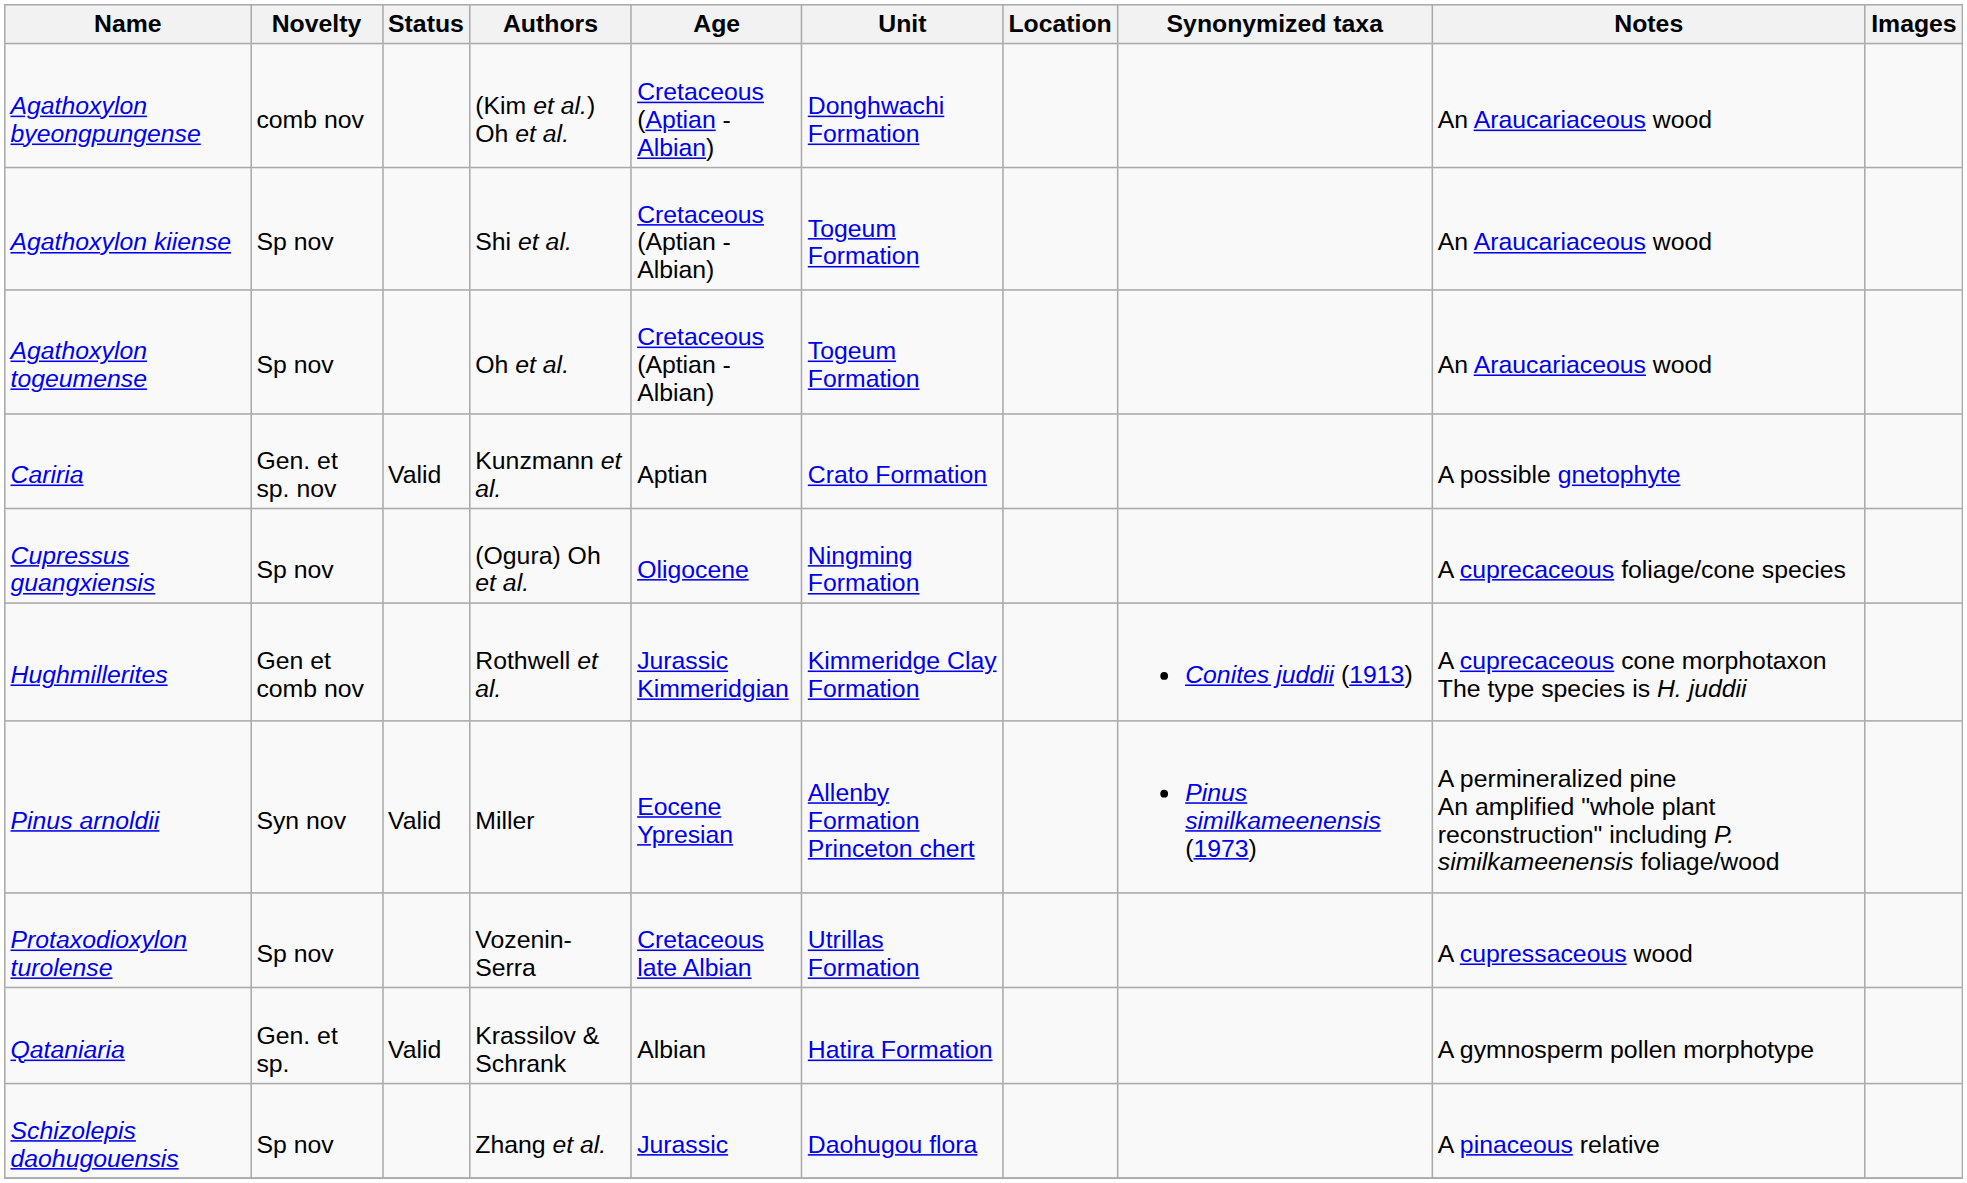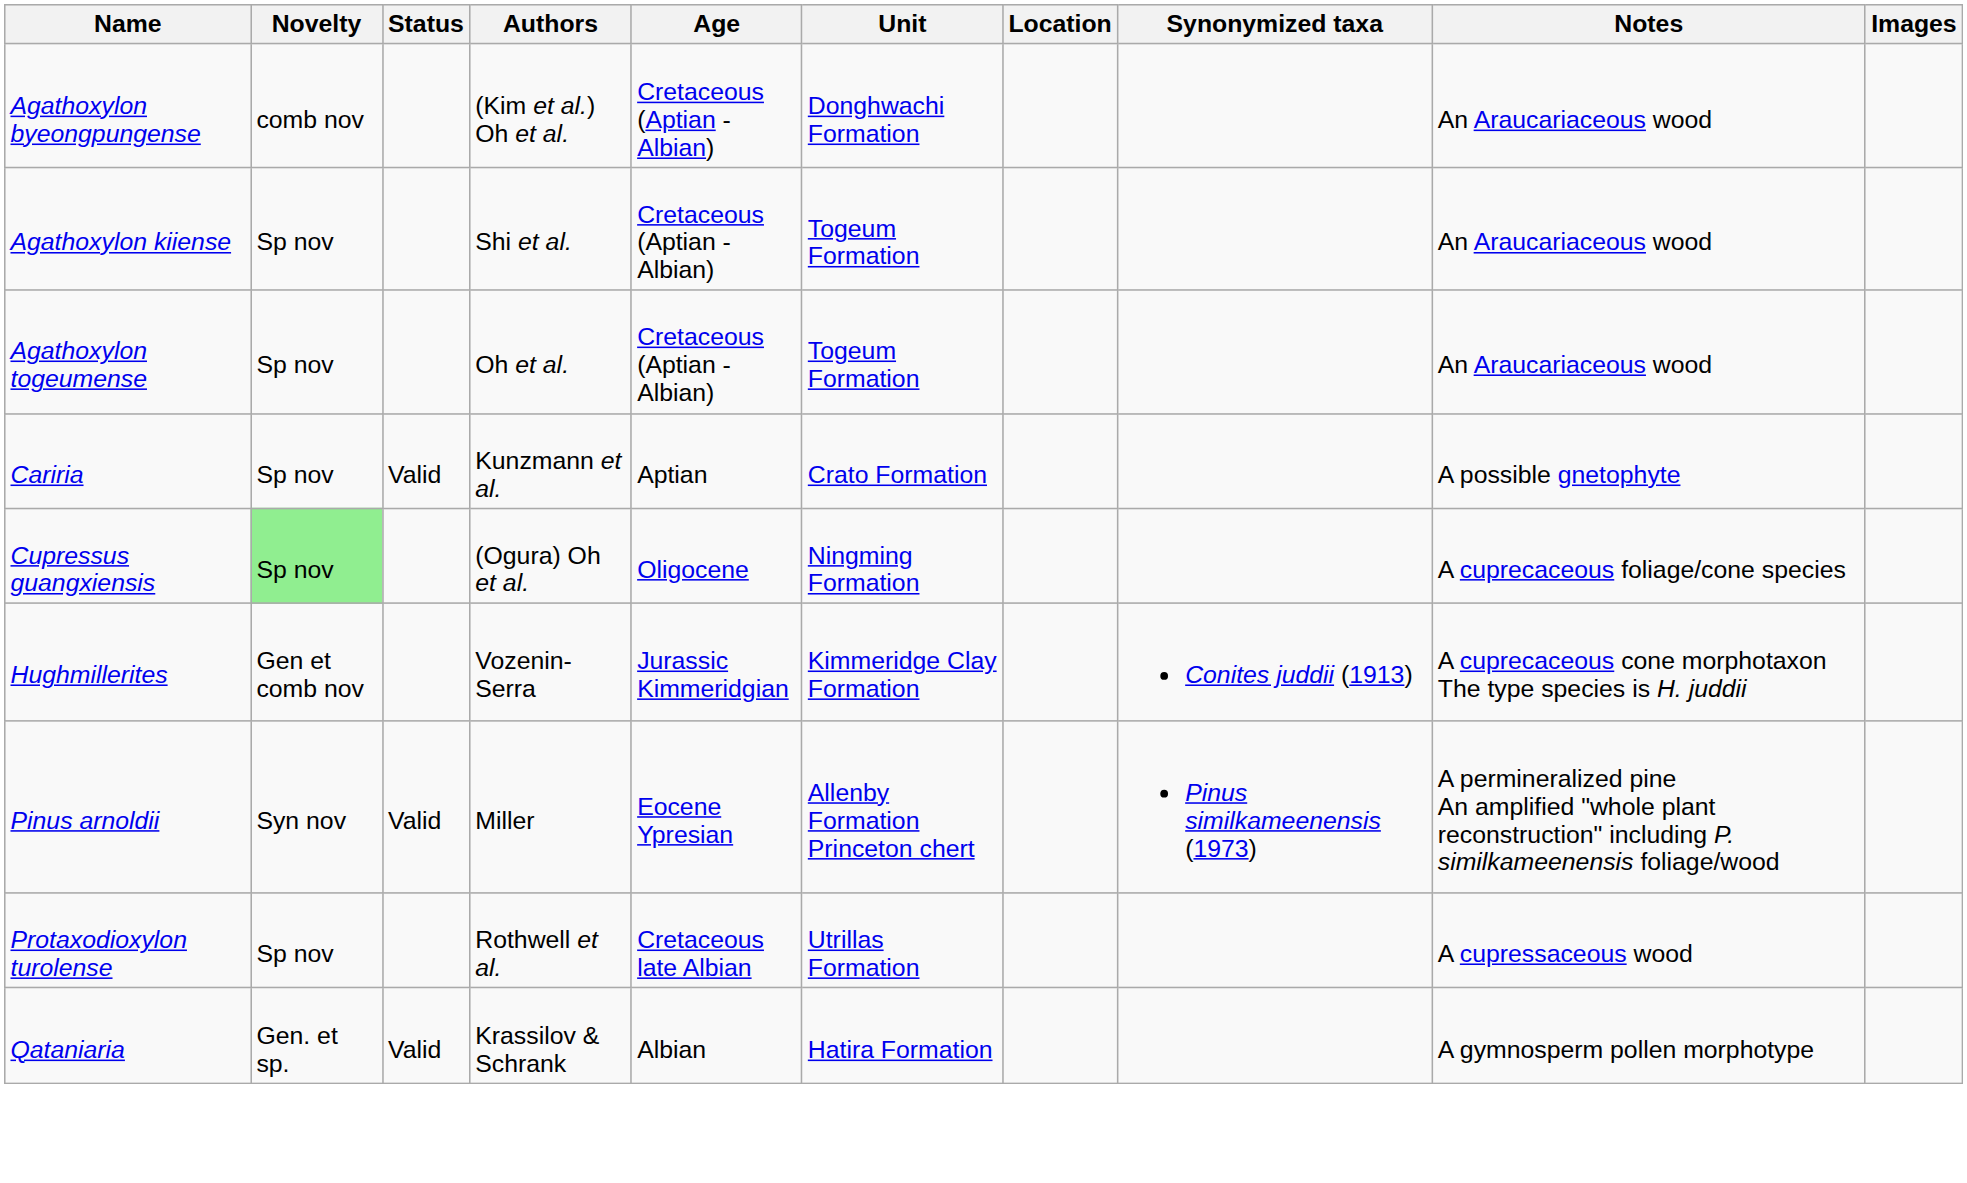(297, 474) Gen. et sp. nov -> (295, 474) Sp nov
(295, 569) no background -> (295, 569) lightgreen background
(537, 675) Rothwell et al. -> (524, 675) Vozenin-Serra
(524, 954) Vozenin-Serra -> (537, 954) Rothwell et al.
- row: (95, 1144)
